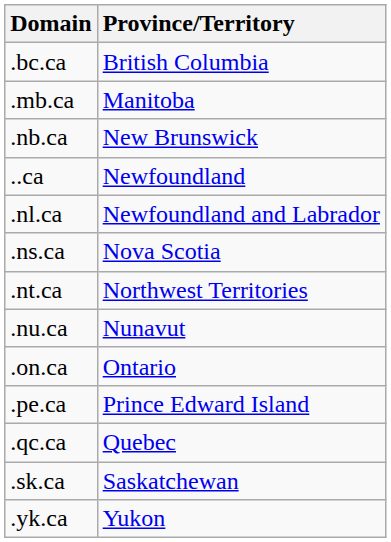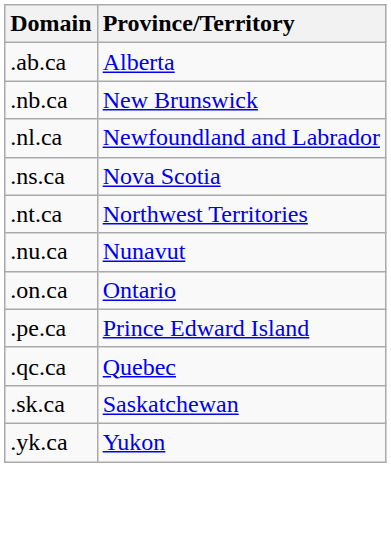+ row: (38, 61)
- row: (38, 61)
- row: (42, 99)
- row: (27, 175)
